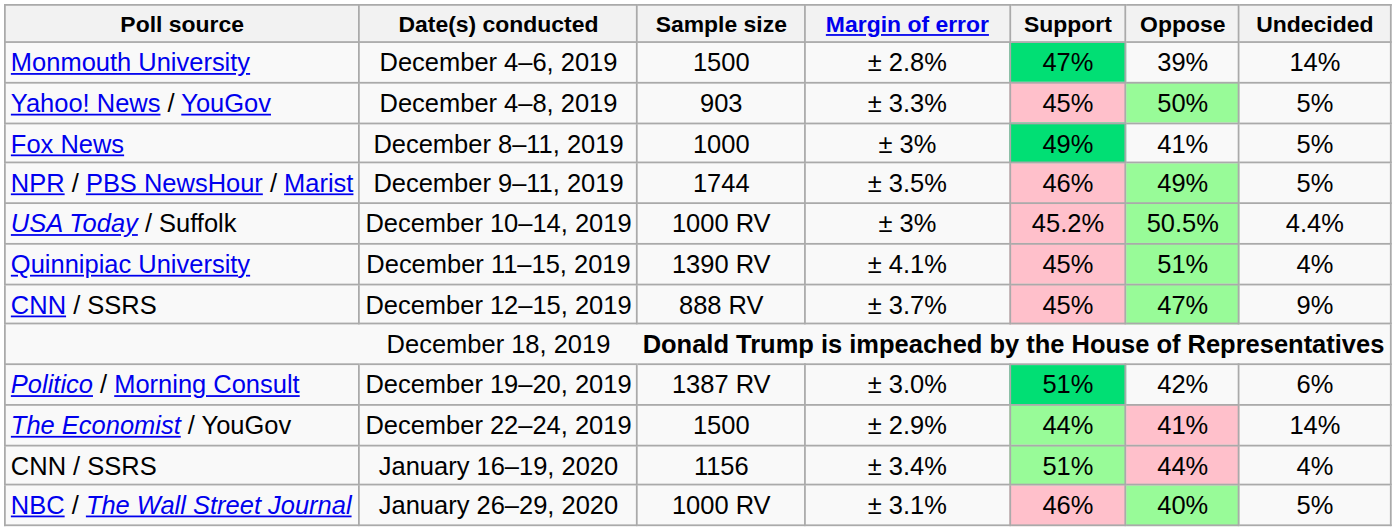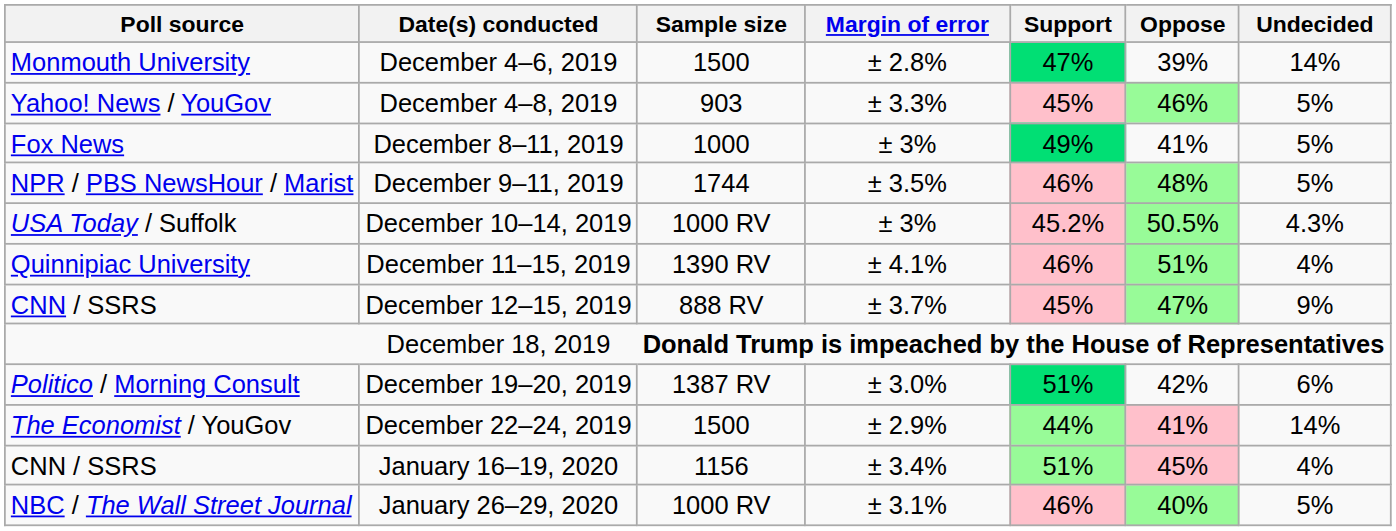(1183, 103) 50% -> (1183, 103) 46%
(1183, 184) 49% -> (1183, 184) 48%
(1315, 224) 4.4% -> (1315, 224) 4.3%
(1068, 264) 45% -> (1068, 264) 46%
(1183, 466) 44% -> (1183, 466) 45%
